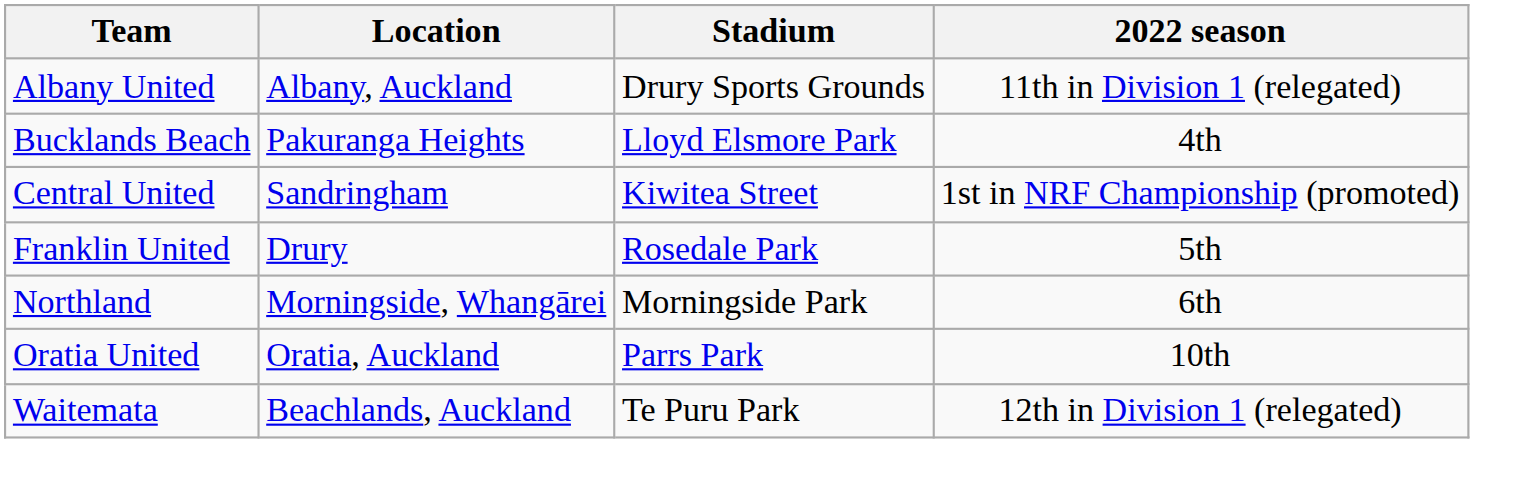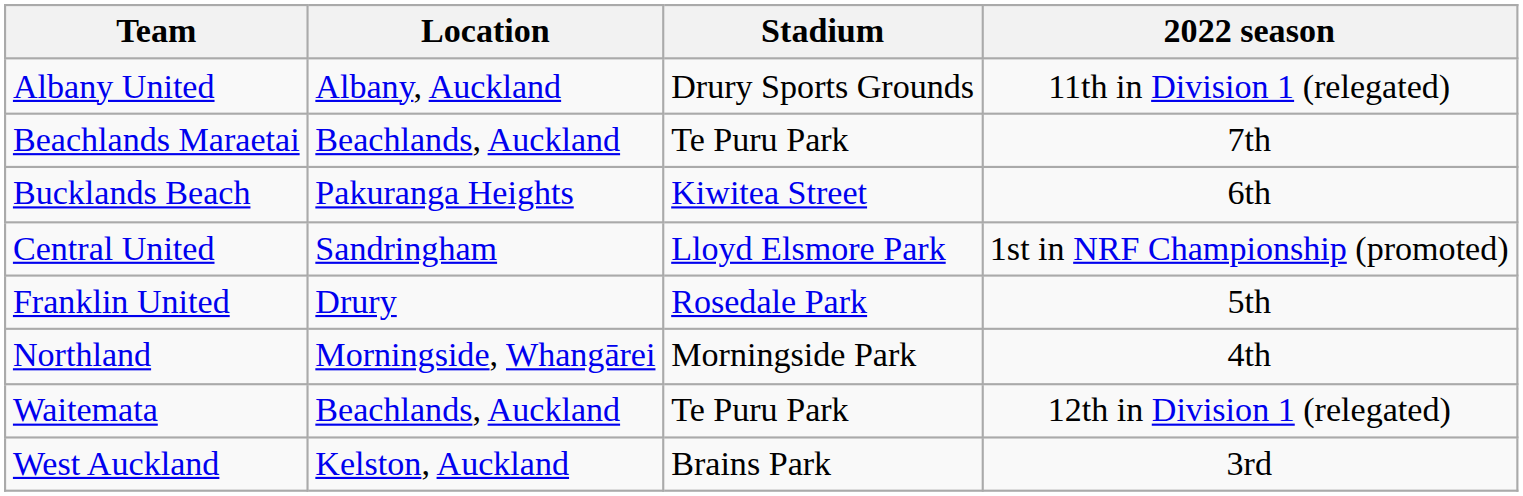+ row: (156, 139)
(759, 139) Lloyd Elsmore Park -> (769, 193) Kiwitea Street
(1200, 139) 4th -> (1249, 193) 6th
(720, 193) Kiwitea Street -> (808, 247) Lloyd Elsmore Park
(1200, 301) 6th -> (1249, 355) 4th
- row: (106, 355)
+ row: (116, 463)
